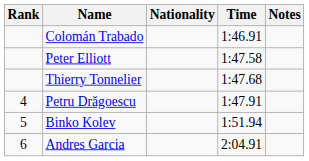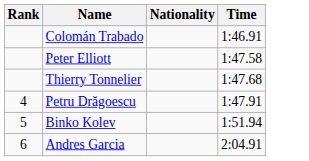- column: (285, 15)
